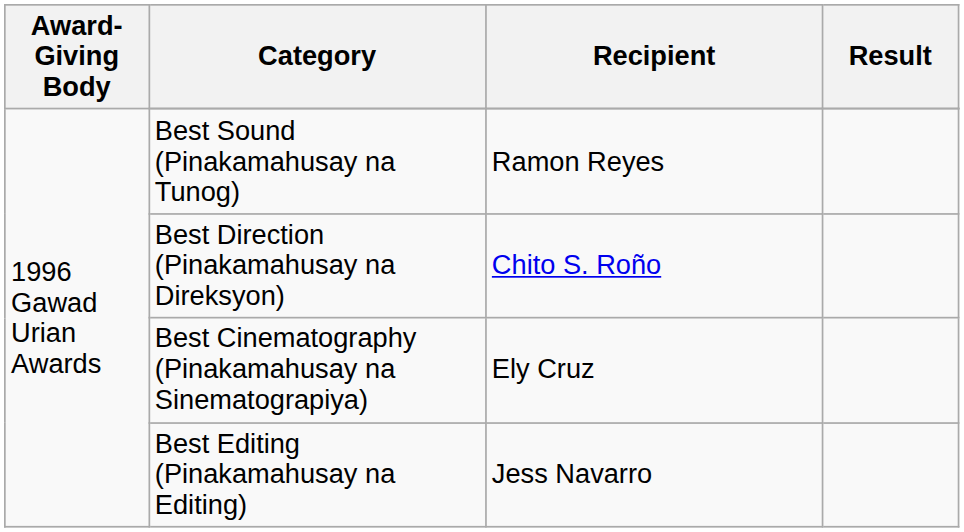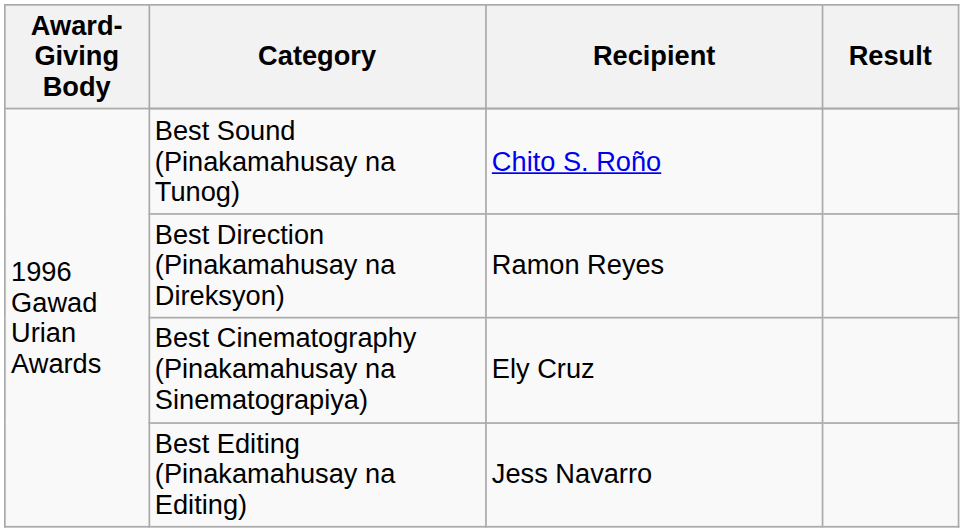(578, 161) Ramon Reyes -> (577, 161) Chito S. Roño
(577, 265) Chito S. Roño -> (578, 265) Ramon Reyes
